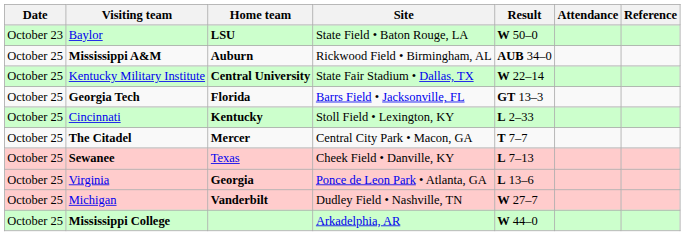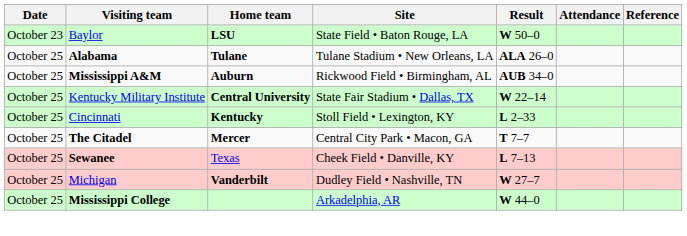+ row: (93, 56)
- row: (104, 97)
- row: (89, 179)
